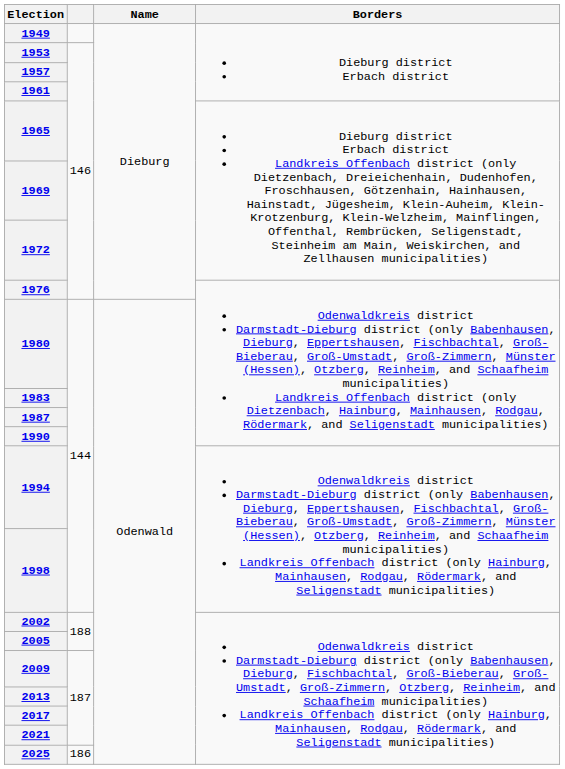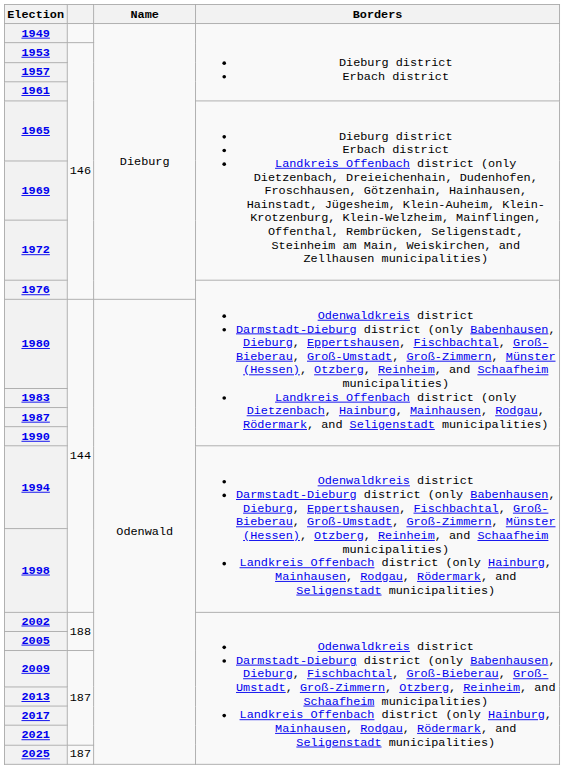(80, 754) 186 -> (80, 754) 187
